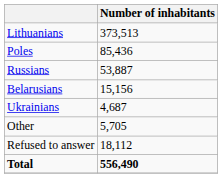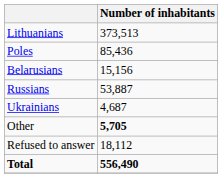rows swapped: (28, 70) <-> (35, 88)
(113, 126) normal -> (113, 126) bold
